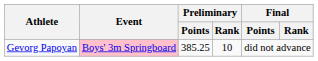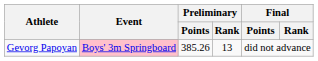(195, 48) 385.25 -> (195, 48) 385.26
(227, 48) 10 -> (227, 48) 13
